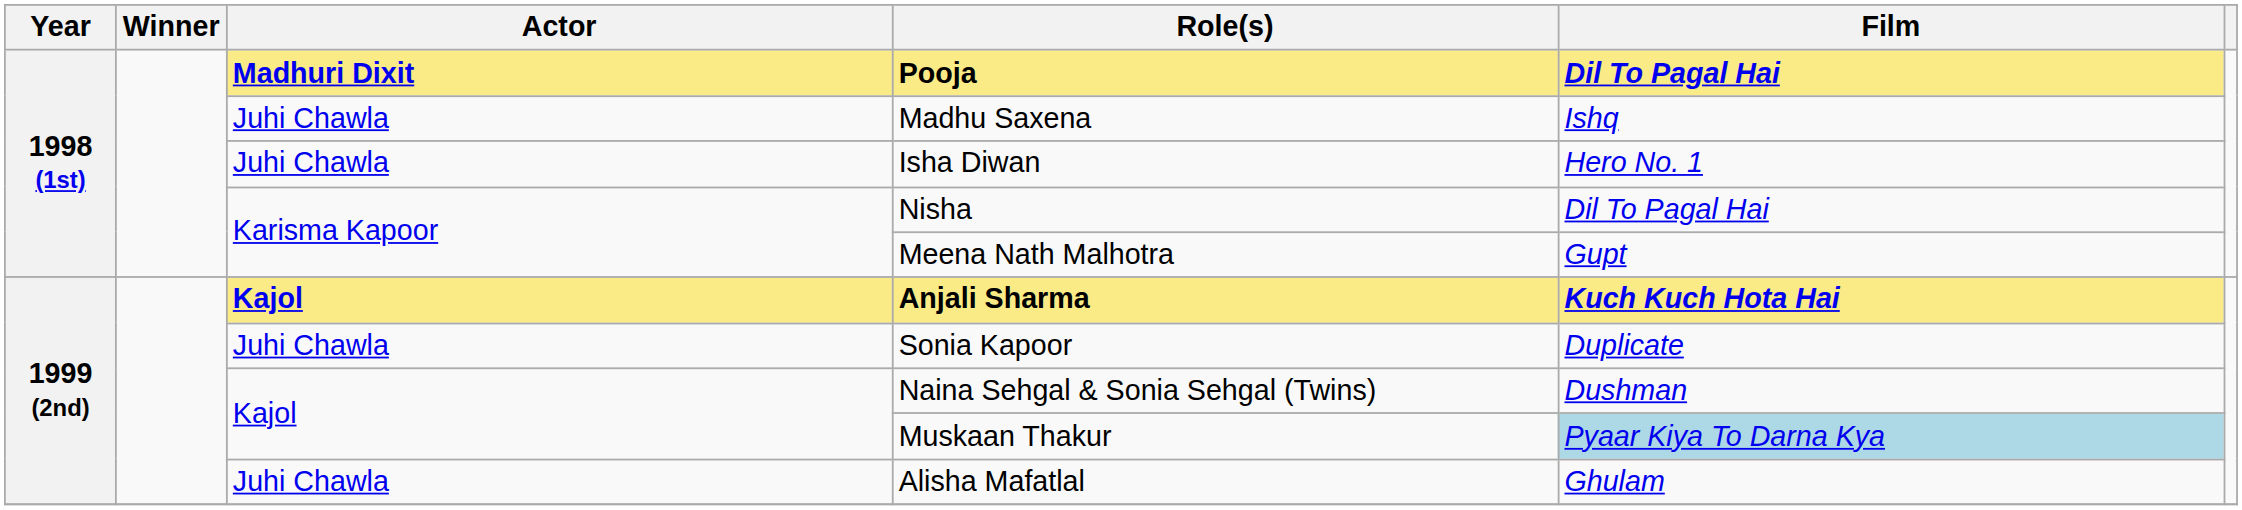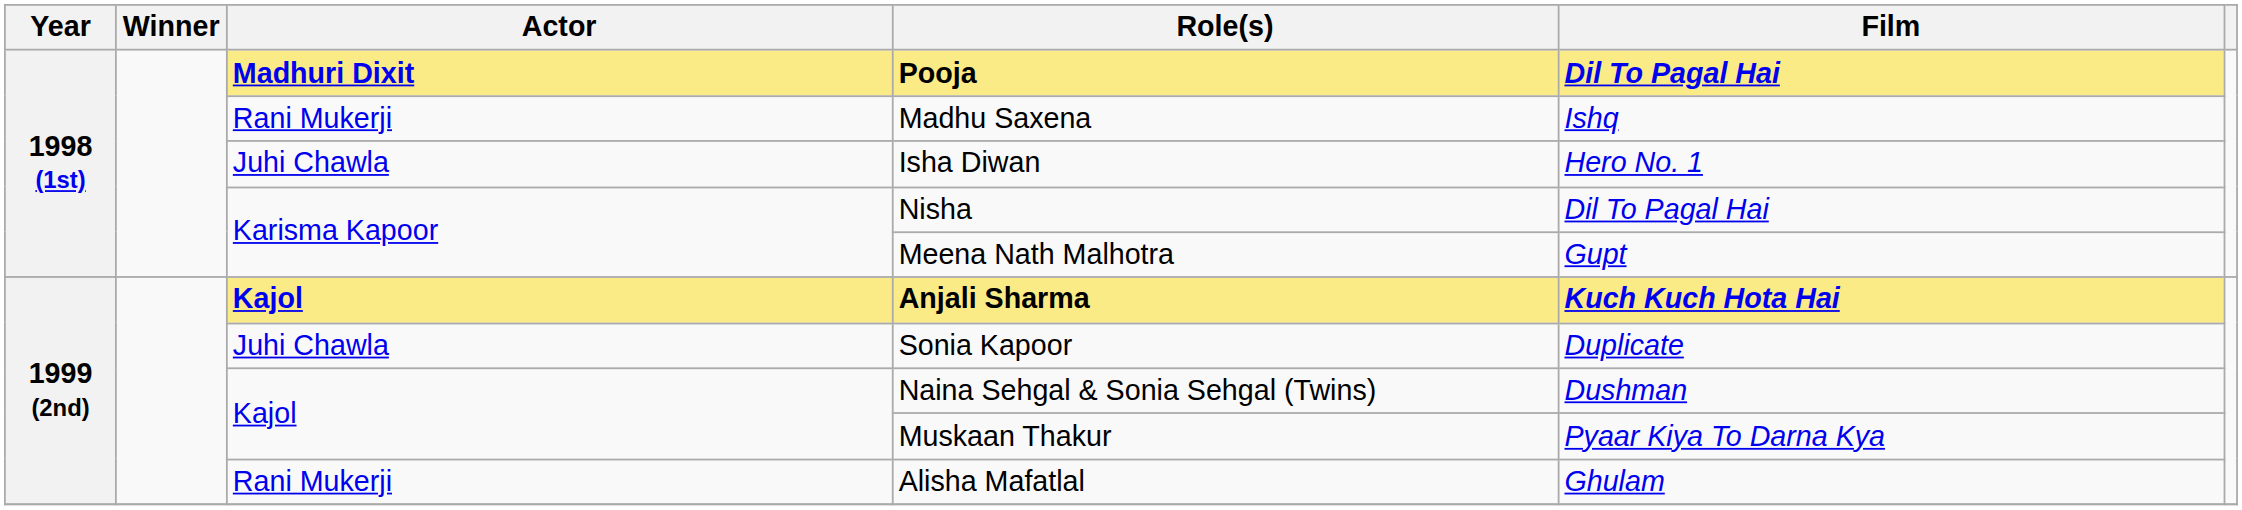(311, 118) Juhi Chawla -> (312, 118) Rani Mukerji
(1725, 436) lightblue background -> (1725, 436) no background
(311, 481) Juhi Chawla -> (312, 481) Rani Mukerji
